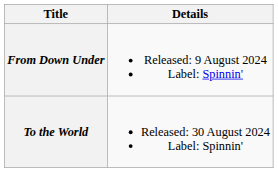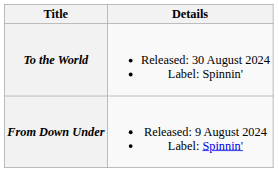rows swapped: (56, 59) <-> (56, 131)
